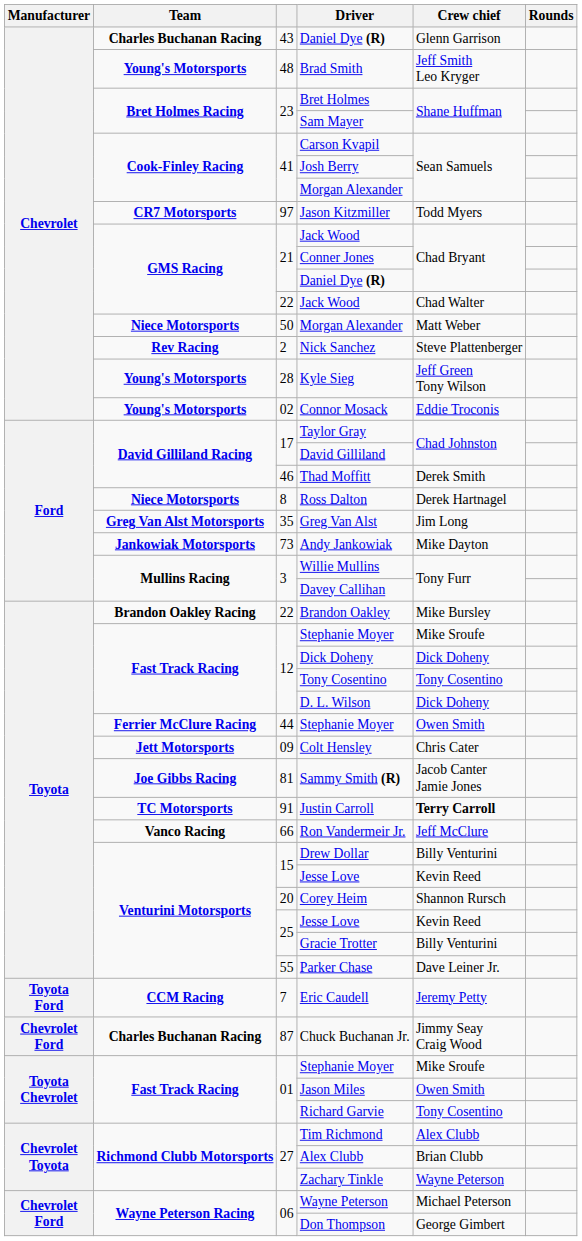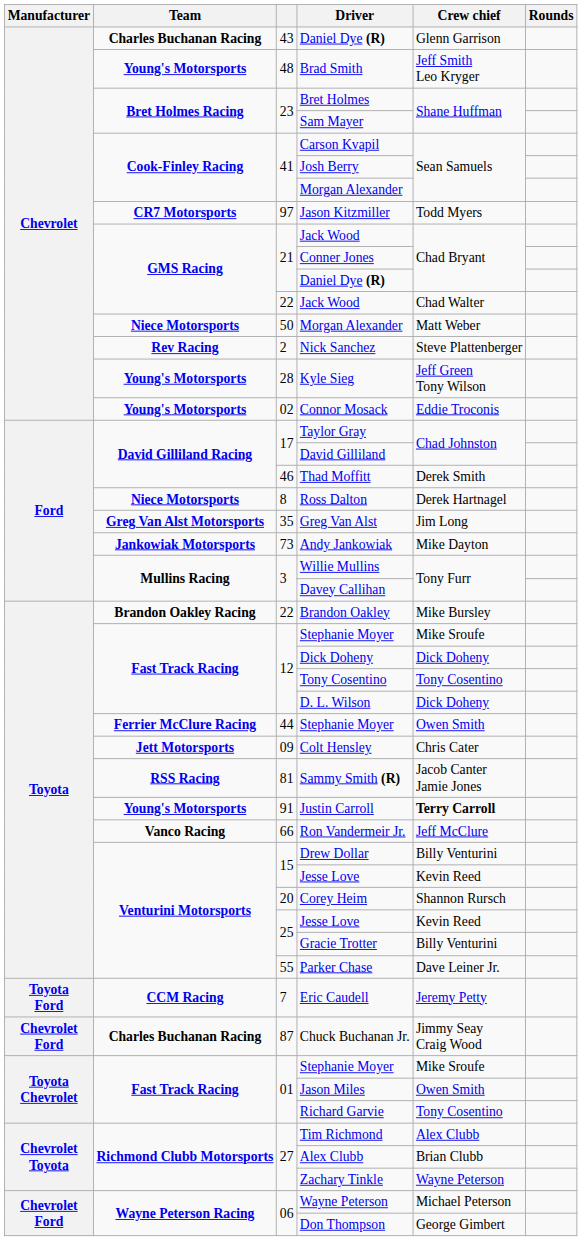(185, 778) Joe Gibbs Racing -> (185, 778) RSS Racing
(185, 808) TC Motorsports -> (185, 808) Young's Motorsports
